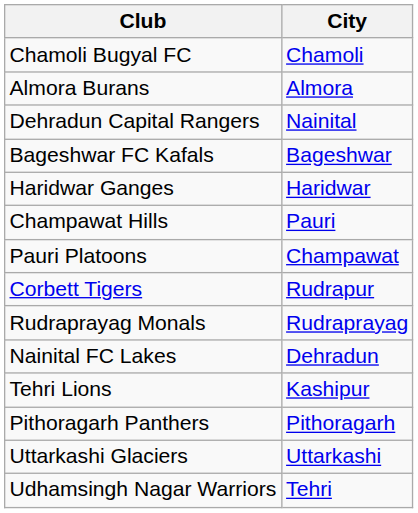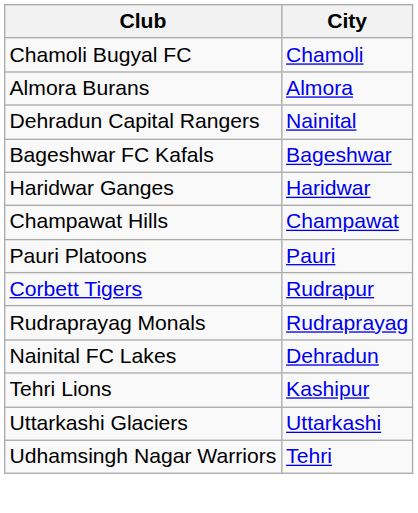(311, 222) Pauri -> (342, 222) Champawat
(342, 255) Champawat -> (311, 255) Pauri
- row: (109, 423)
